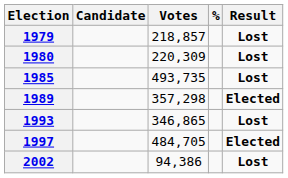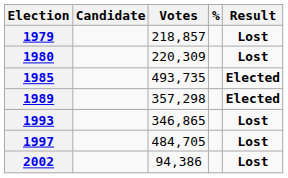(253, 78) Lost -> (253, 78) Elected
(253, 141) Elected -> (253, 141) Lost
